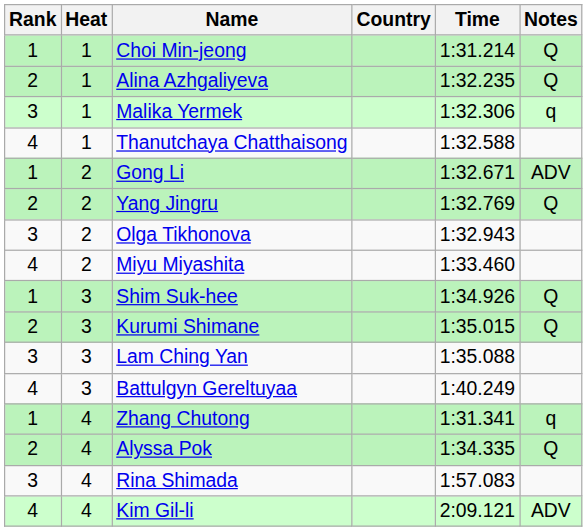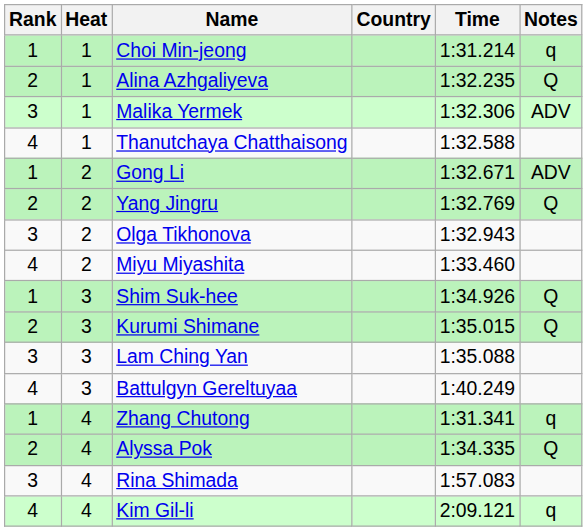(551, 50) Q -> (551, 50) q
(551, 111) q -> (551, 111) ADV
(551, 511) ADV -> (551, 511) q
